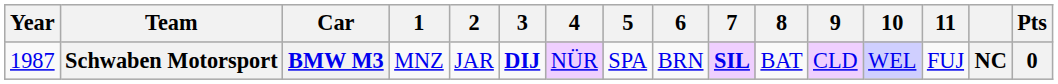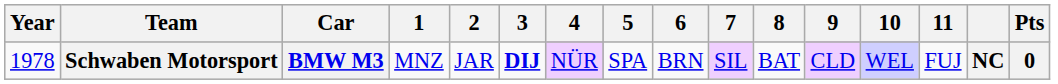(32, 60) 1987 -> (32, 60) 1978
(732, 60) bold -> (731, 60) normal
